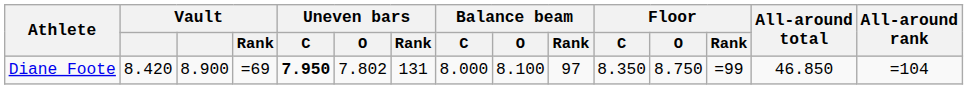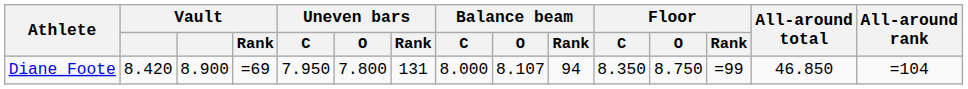(306, 70) bold -> (306, 70) normal
(363, 70) 7.802 -> (363, 70) 7.800
(520, 70) 8.100 -> (520, 70) 8.107
(571, 70) 97 -> (571, 70) 94
